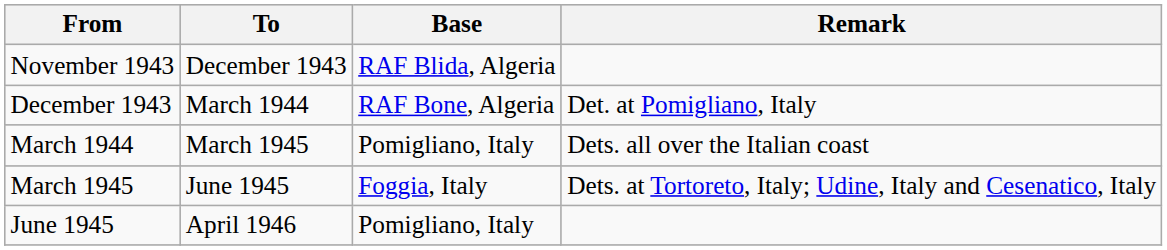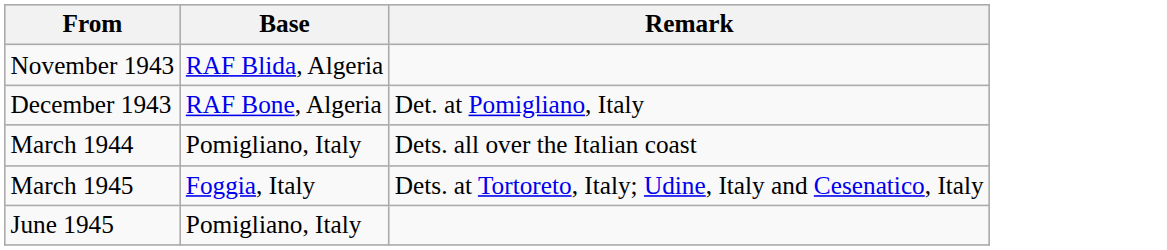- column: (266, 24)
